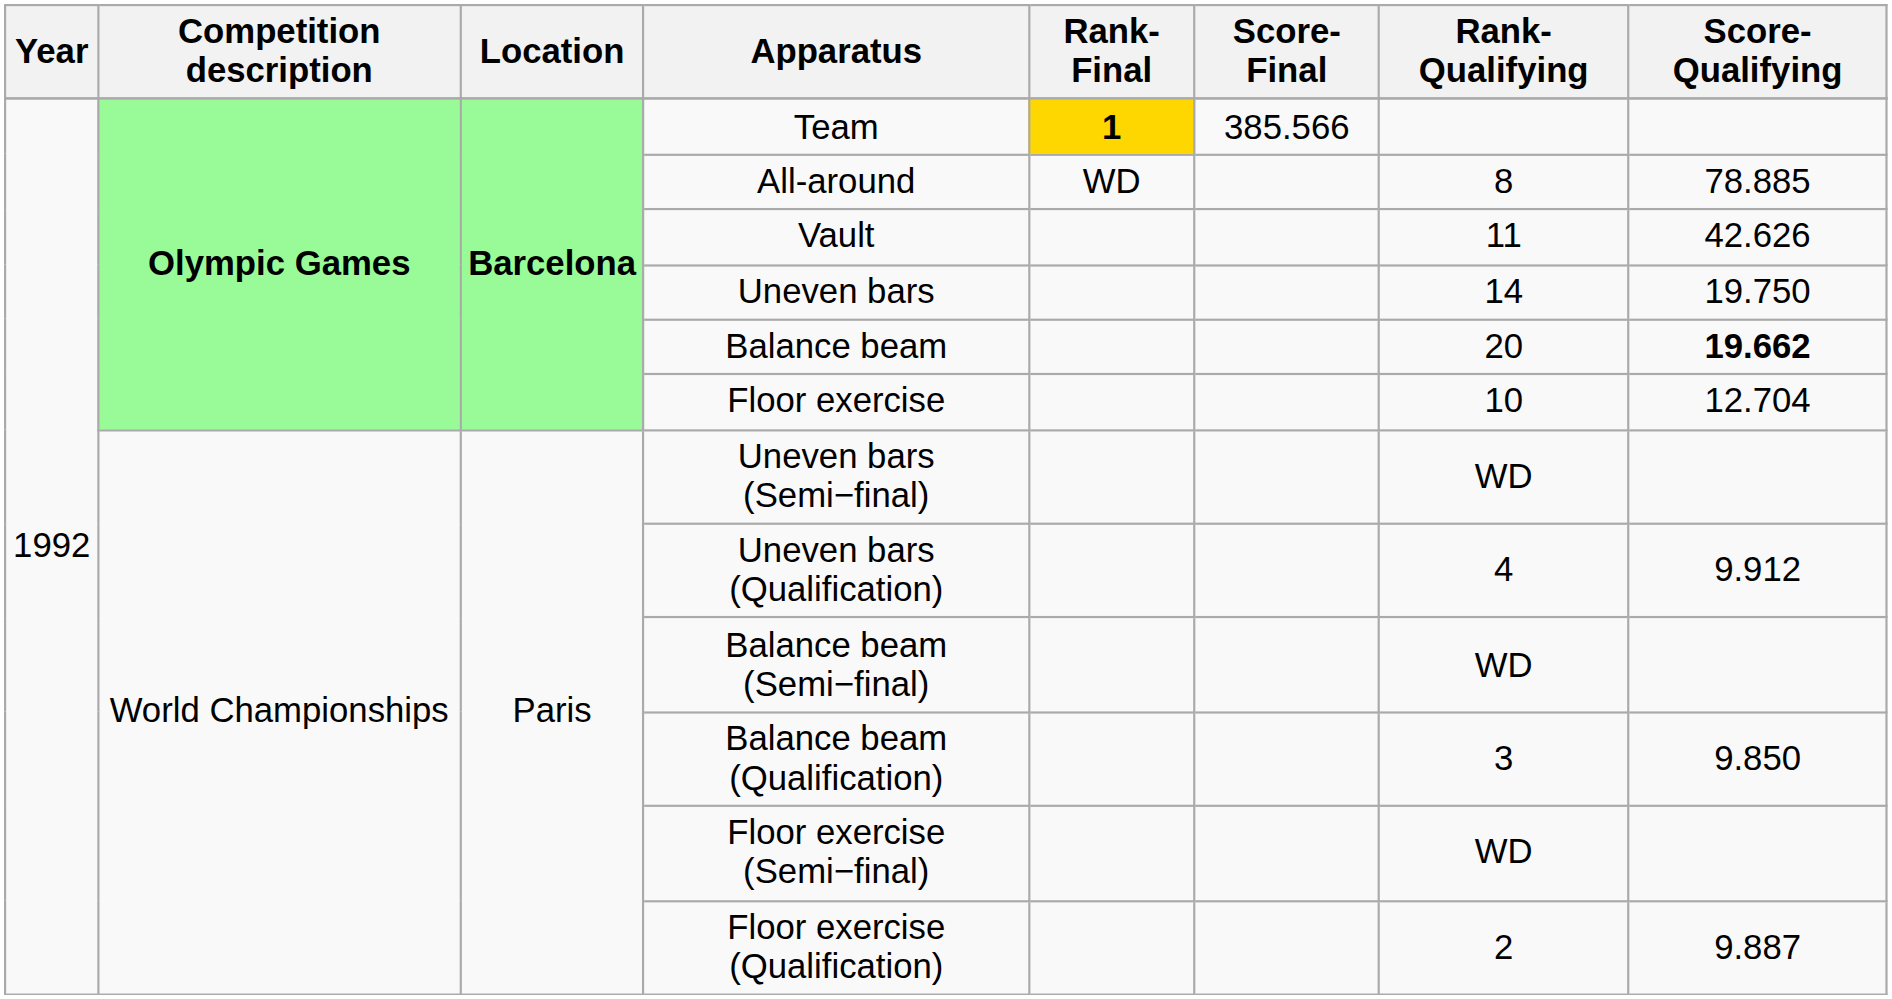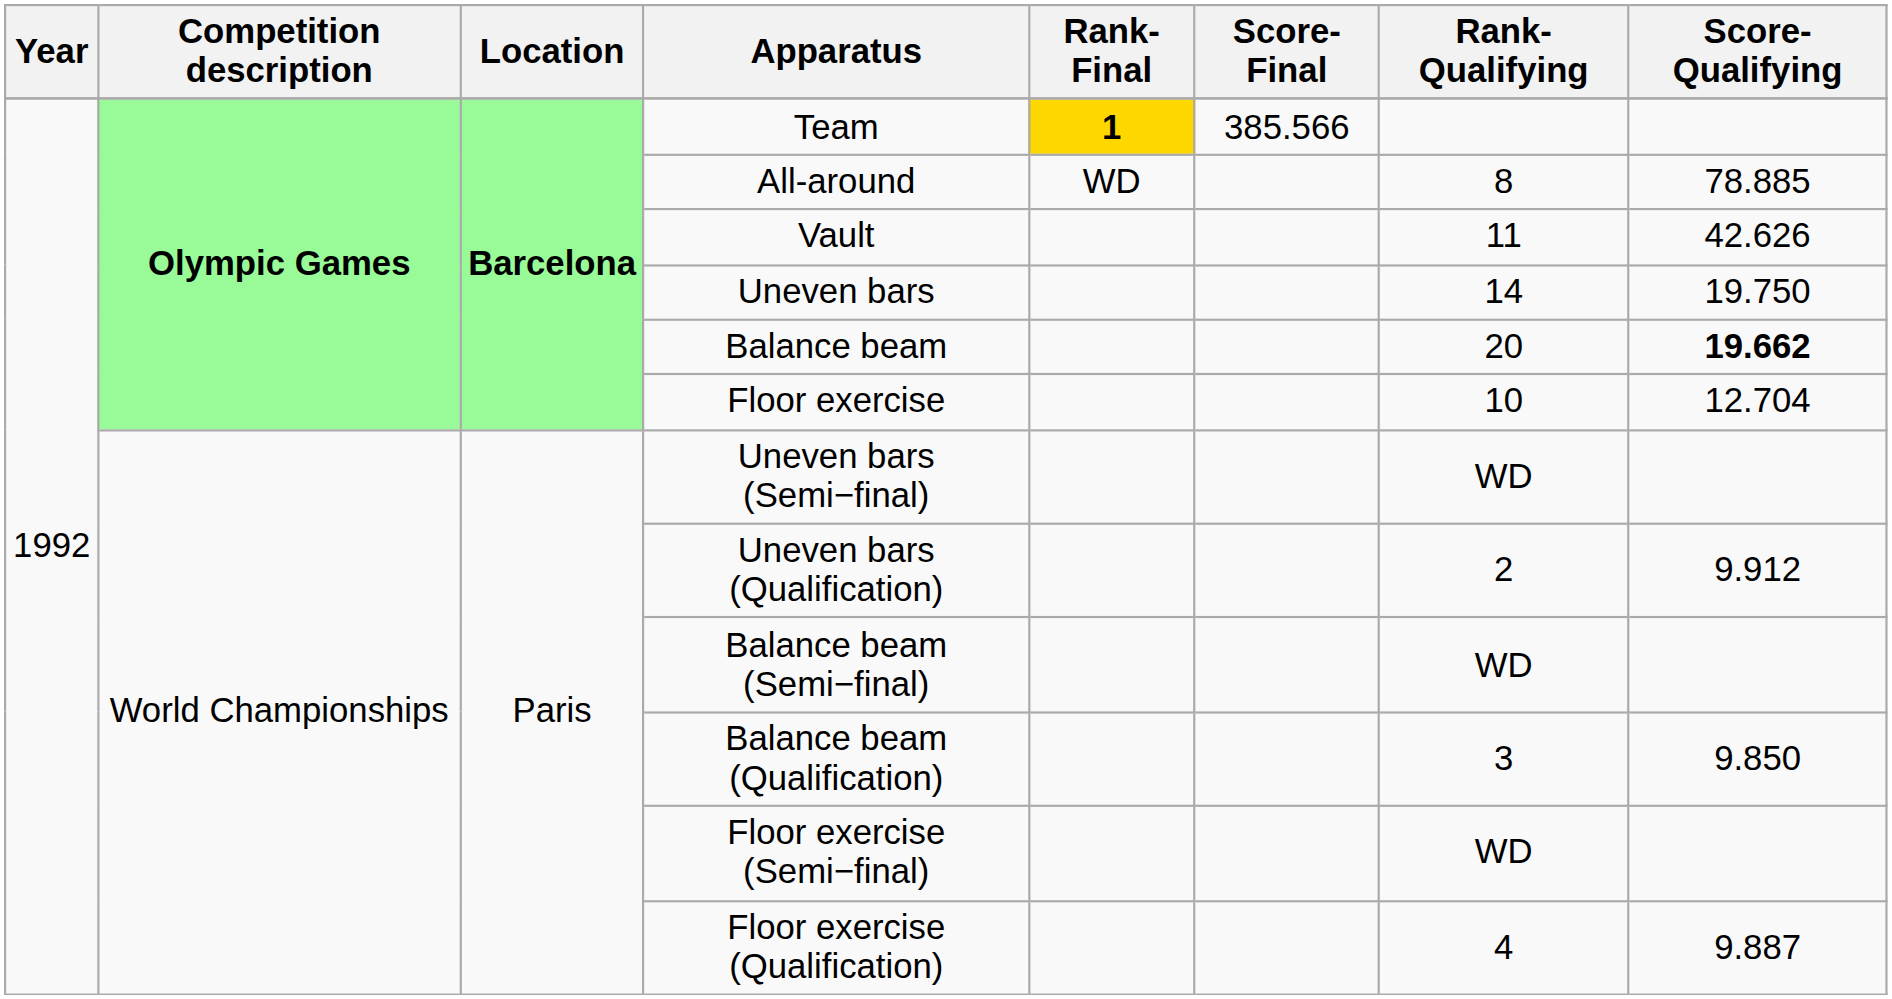(1504, 570) 4 -> (1504, 570) 2
(1504, 946) 2 -> (1504, 946) 4
